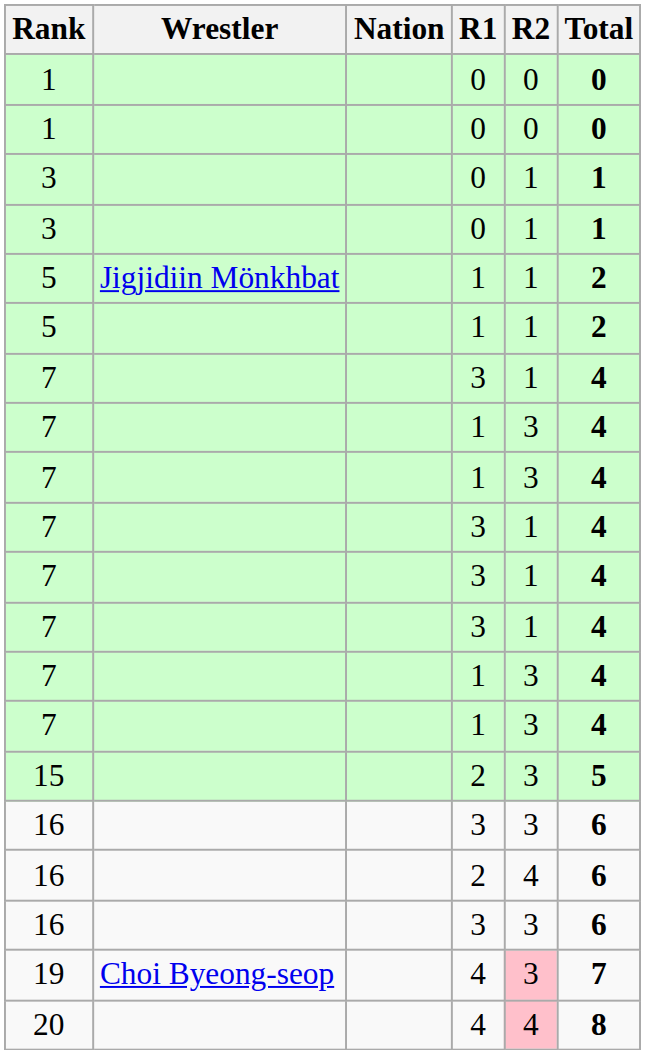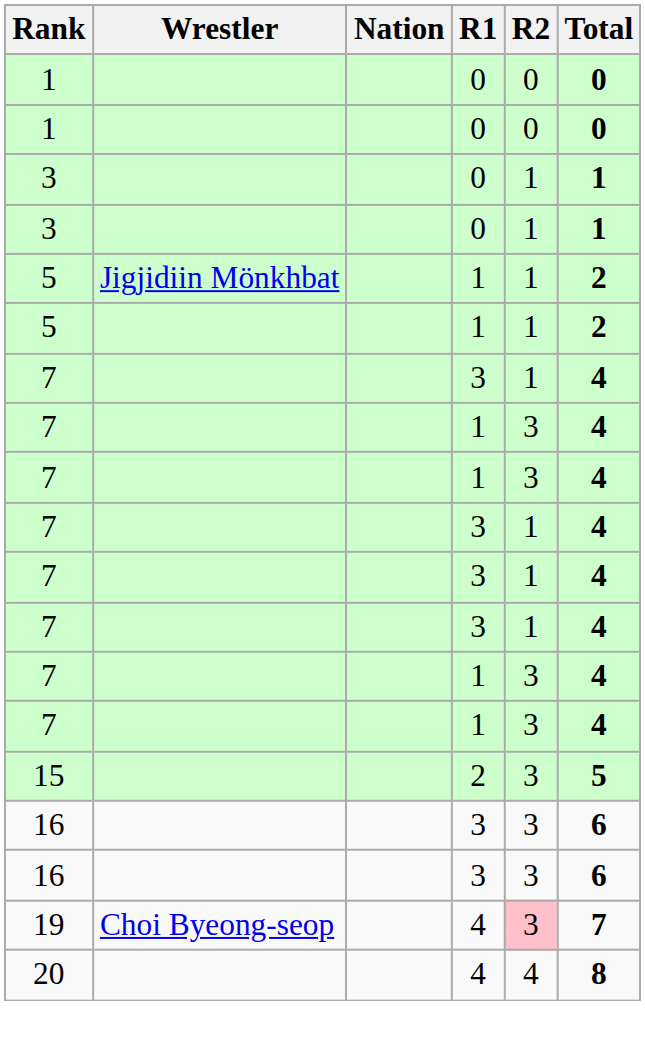- row: (49, 874)
(531, 1024) pink background -> (531, 974) no background
